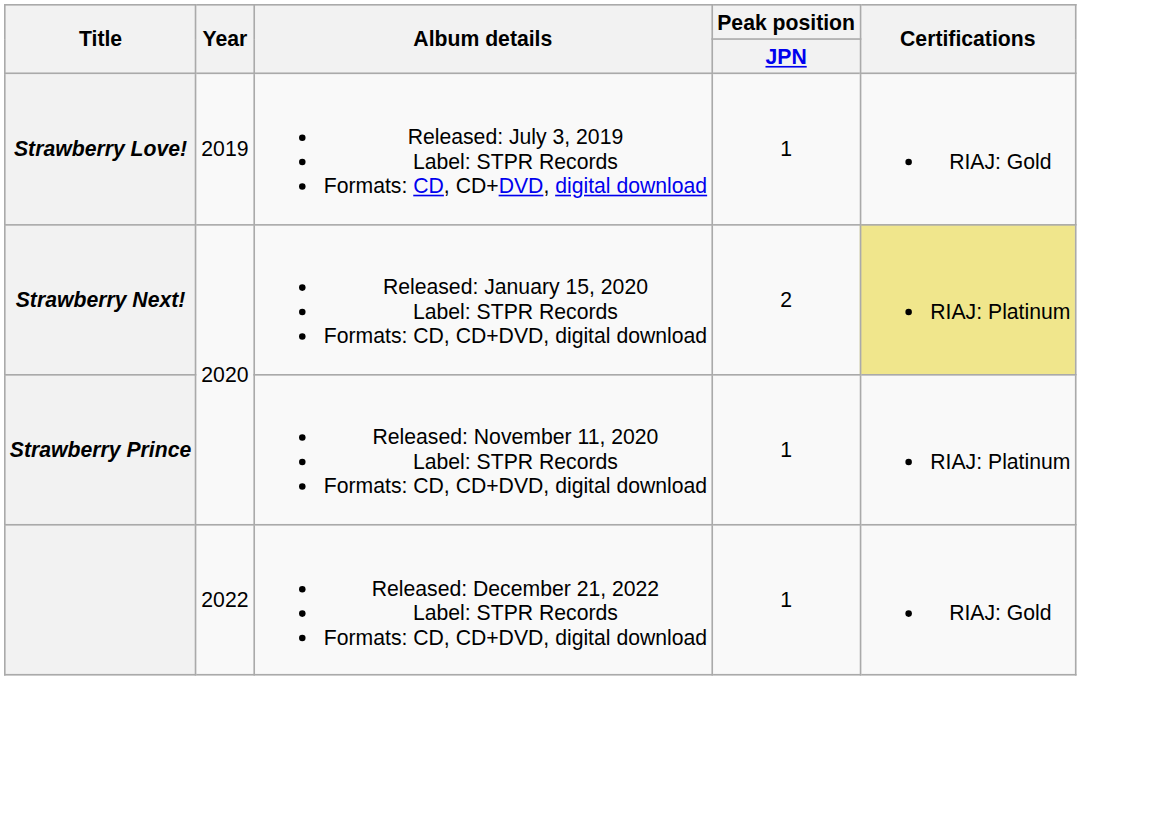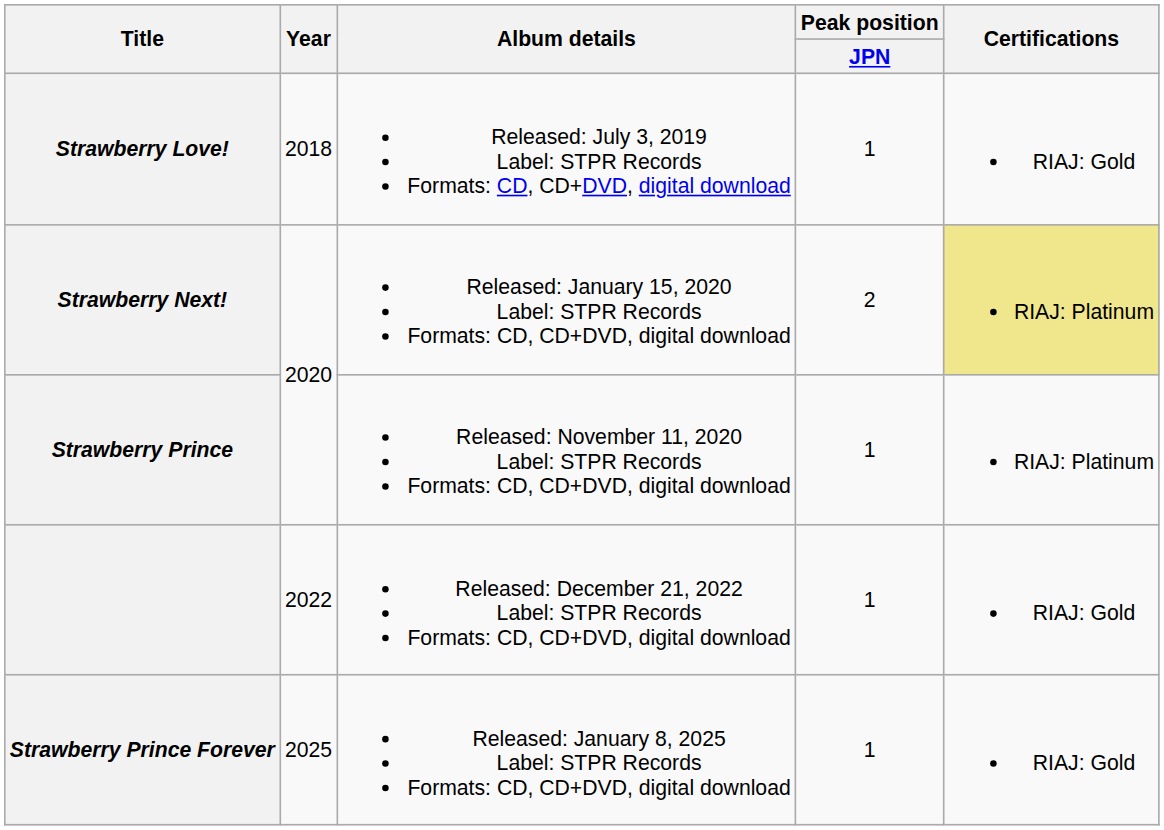(225, 149) 2019 -> (309, 149) 2018
+ row: (142, 750)
